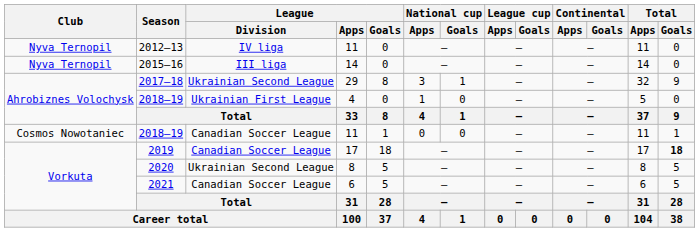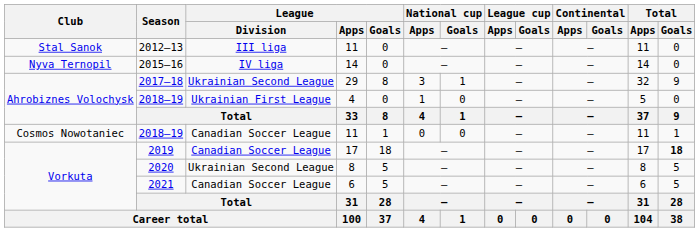(70, 47) Nyva Ternopil -> (70, 47) Stal Sanok
(261, 47) IV liga -> (261, 47) III liga
(261, 64) III liga -> (261, 64) IV liga
